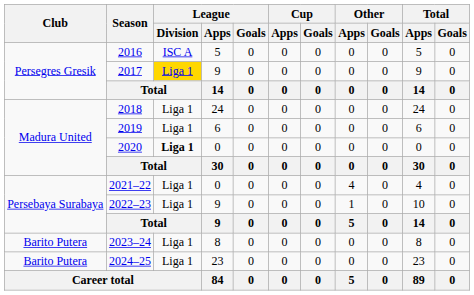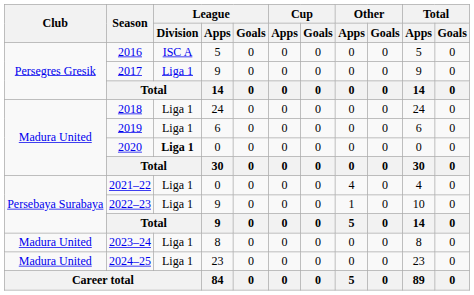(178, 71) gold background -> (178, 71) no background
(55, 242) Barito Putera -> (55, 242) Madura United
(55, 261) Barito Putera -> (55, 261) Madura United
